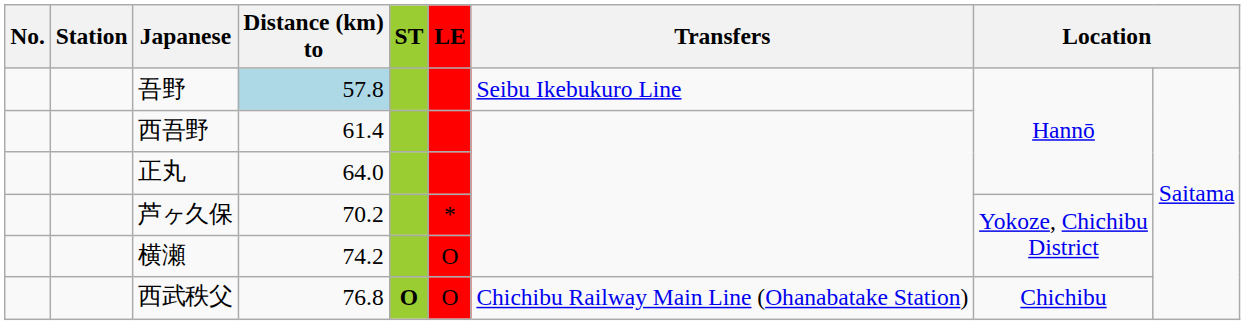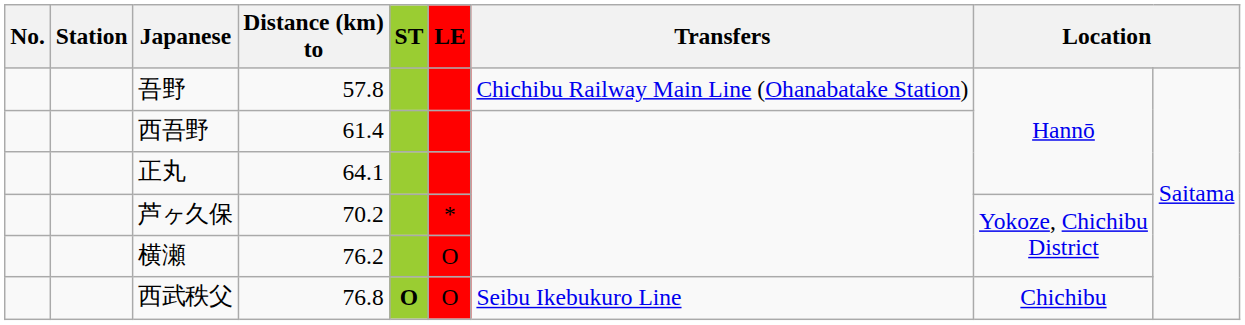(363, 89) lightblue background -> (363, 89) no background
(579, 89) Seibu Ikebukuro Line -> (722, 89) Chichibu Railway Main Line (Ohanabatake Station)
(363, 172) 64.0 -> (363, 172) 64.1
(363, 255) 74.2 -> (363, 255) 76.2
(722, 297) Chichibu Railway Main Line (Ohanabatake Station) -> (579, 297) Seibu Ikebukuro Line
